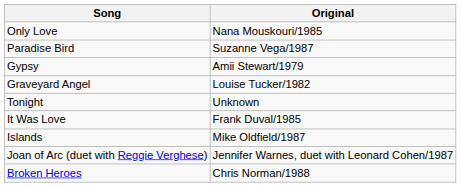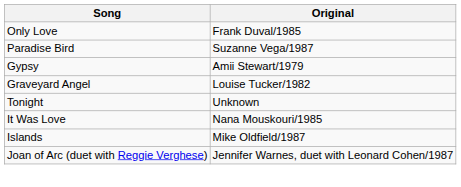(267, 31) Nana Mouskouri/1985 -> (257, 31) Frank Duval/1985
(257, 119) Frank Duval/1985 -> (267, 119) Nana Mouskouri/1985
- row: (44, 173)
